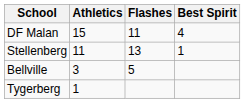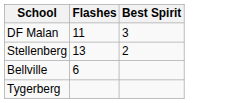- column: (97, 13)
(181, 32) 4 -> (125, 32) 3
(181, 51) 1 -> (125, 51) 2
(131, 70) 5 -> (76, 70) 6
